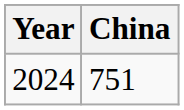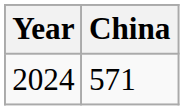(112, 78) 751 -> (112, 78) 571
